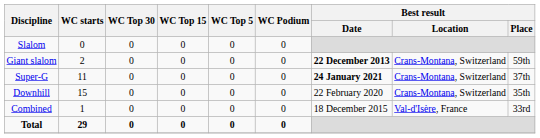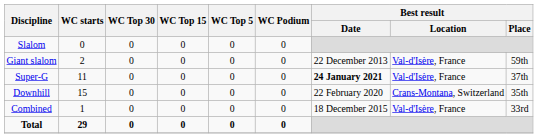(352, 60) bold -> (351, 60) normal
(450, 60) Crans-Montana, Switzerland -> (429, 60) Val-d'Isère, France
(450, 76) Crans-Montana, Switzerland -> (429, 76) Val-d'Isère, France
